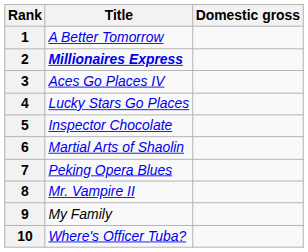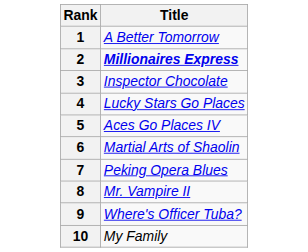- column: (248, 15)
(106, 81) Aces Go Places IV -> (166, 81) Inspector Chocolate
(110, 125) Inspector Chocolate -> (162, 125) Aces Go Places IV
(80, 214) My Family -> (173, 214) Where's Officer Tuba?
(117, 236) Where's Officer Tuba? -> (136, 236) My Family
